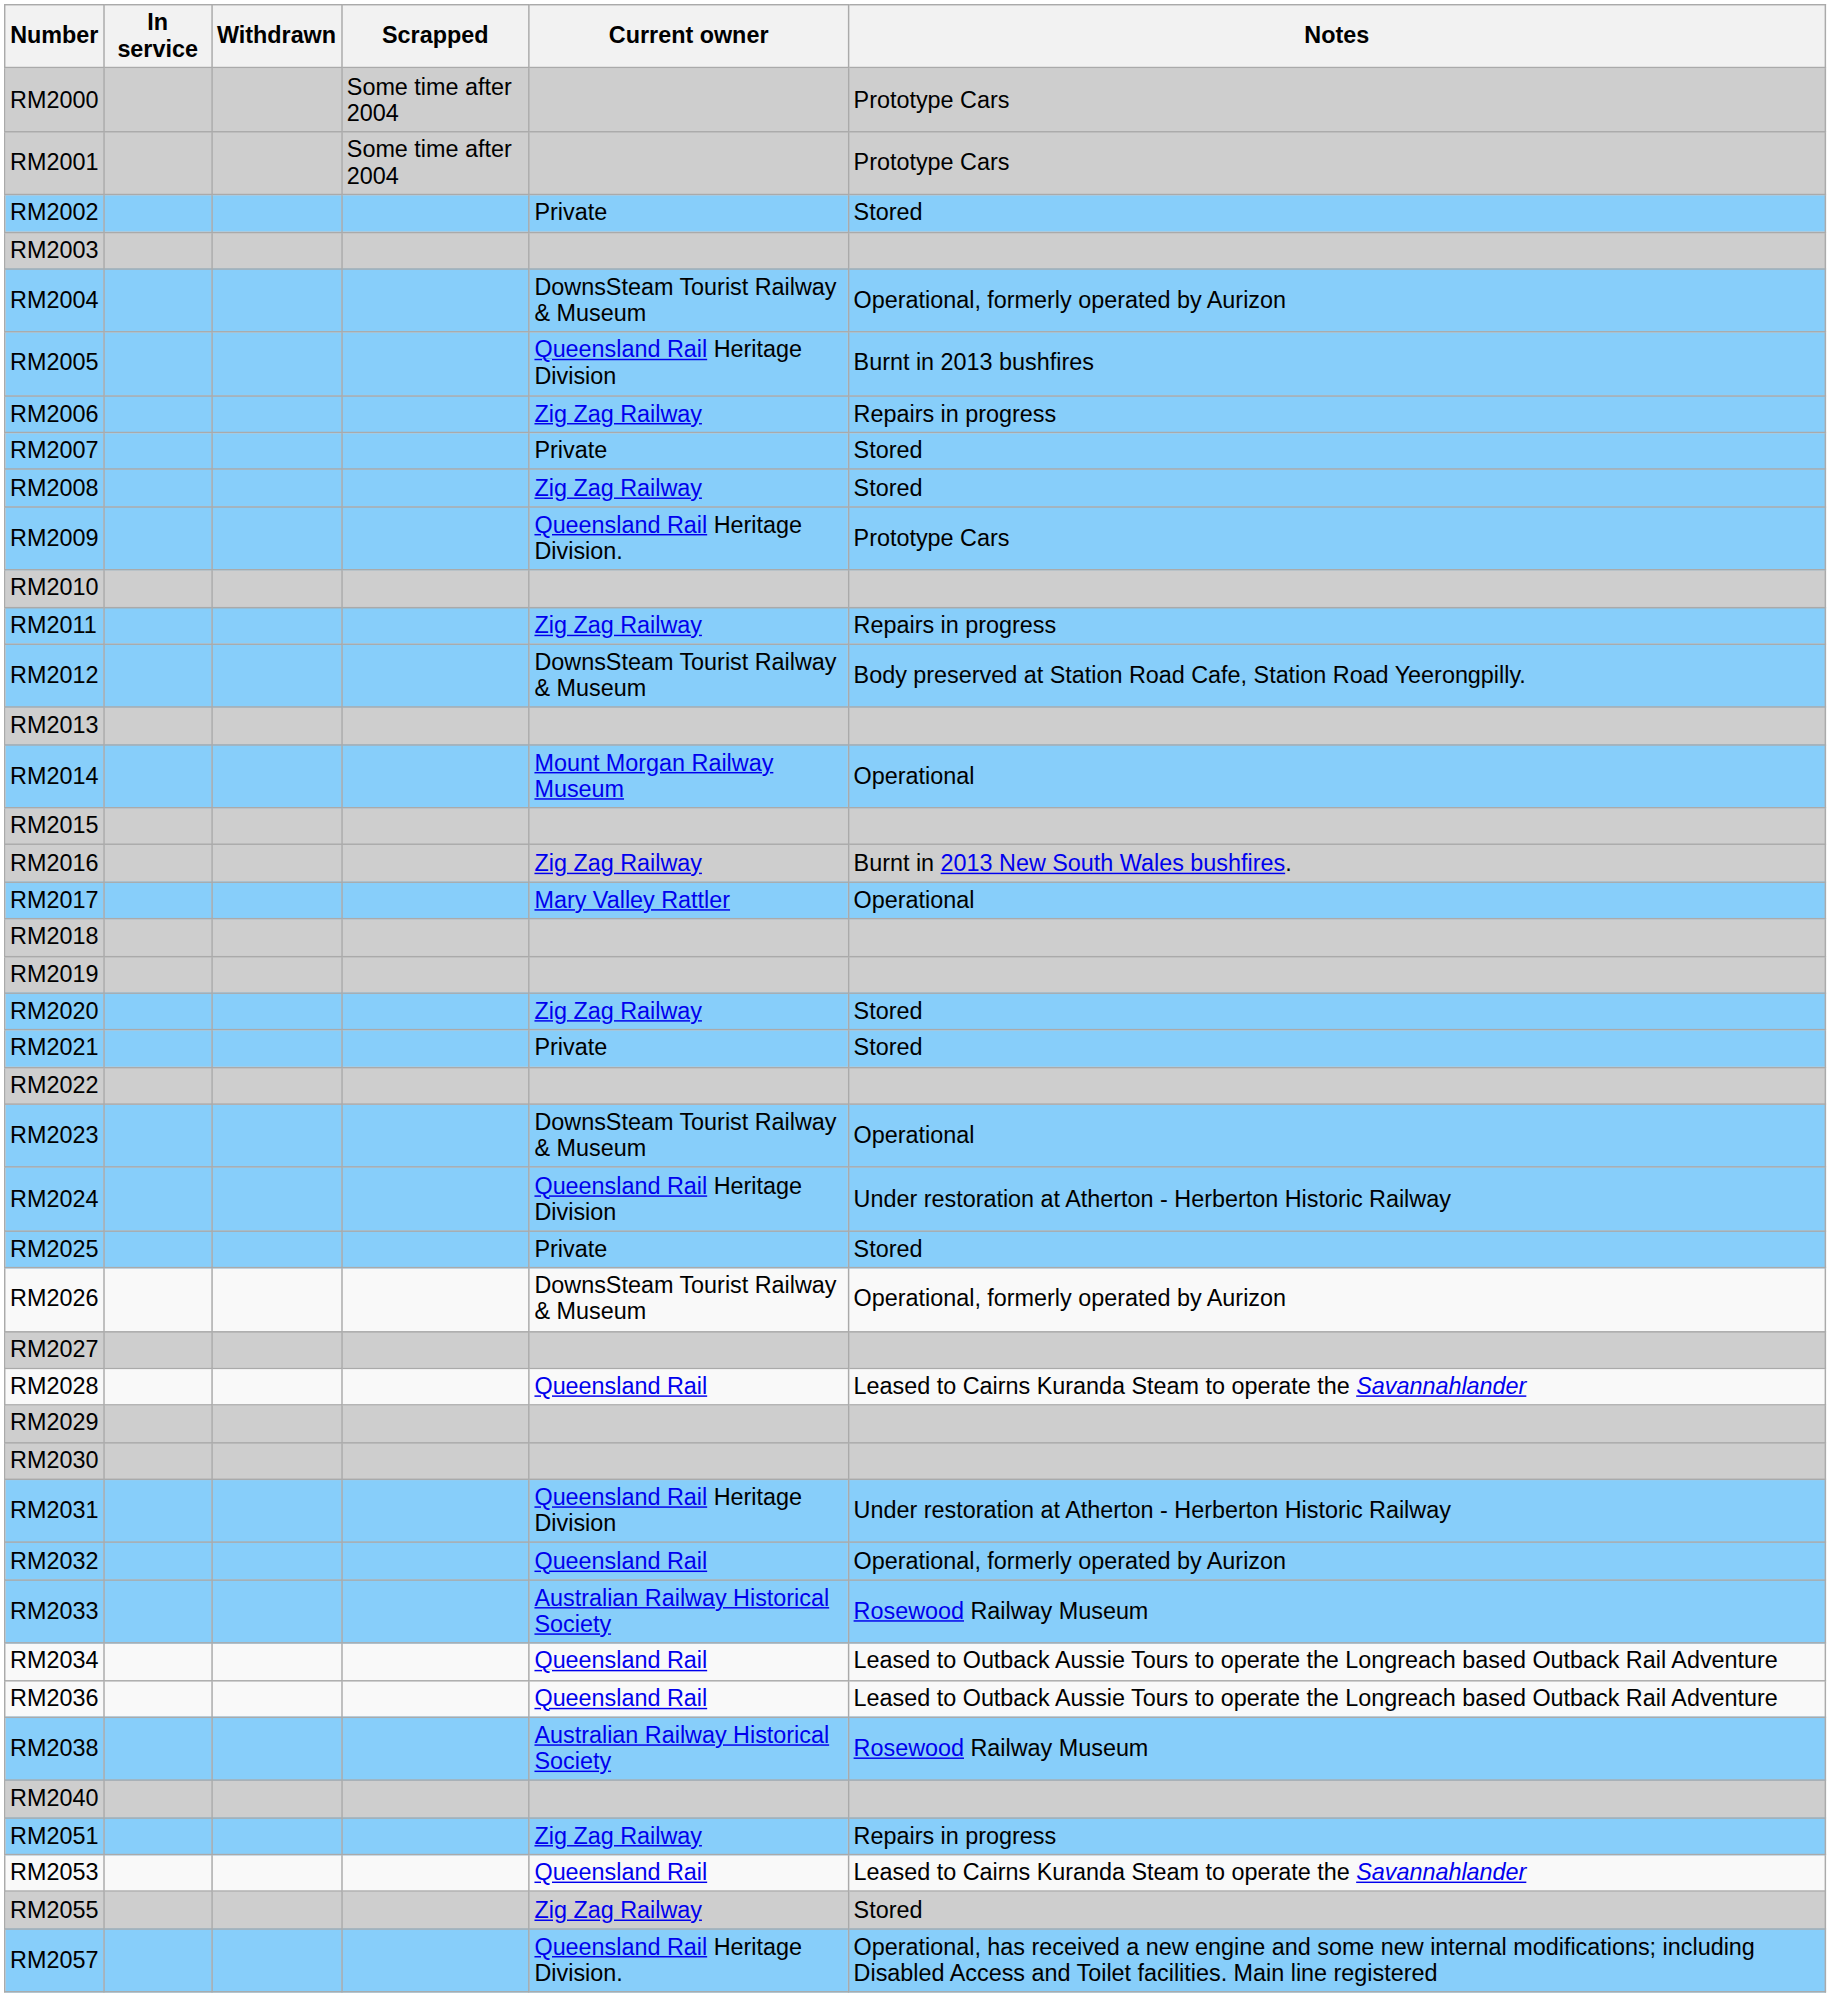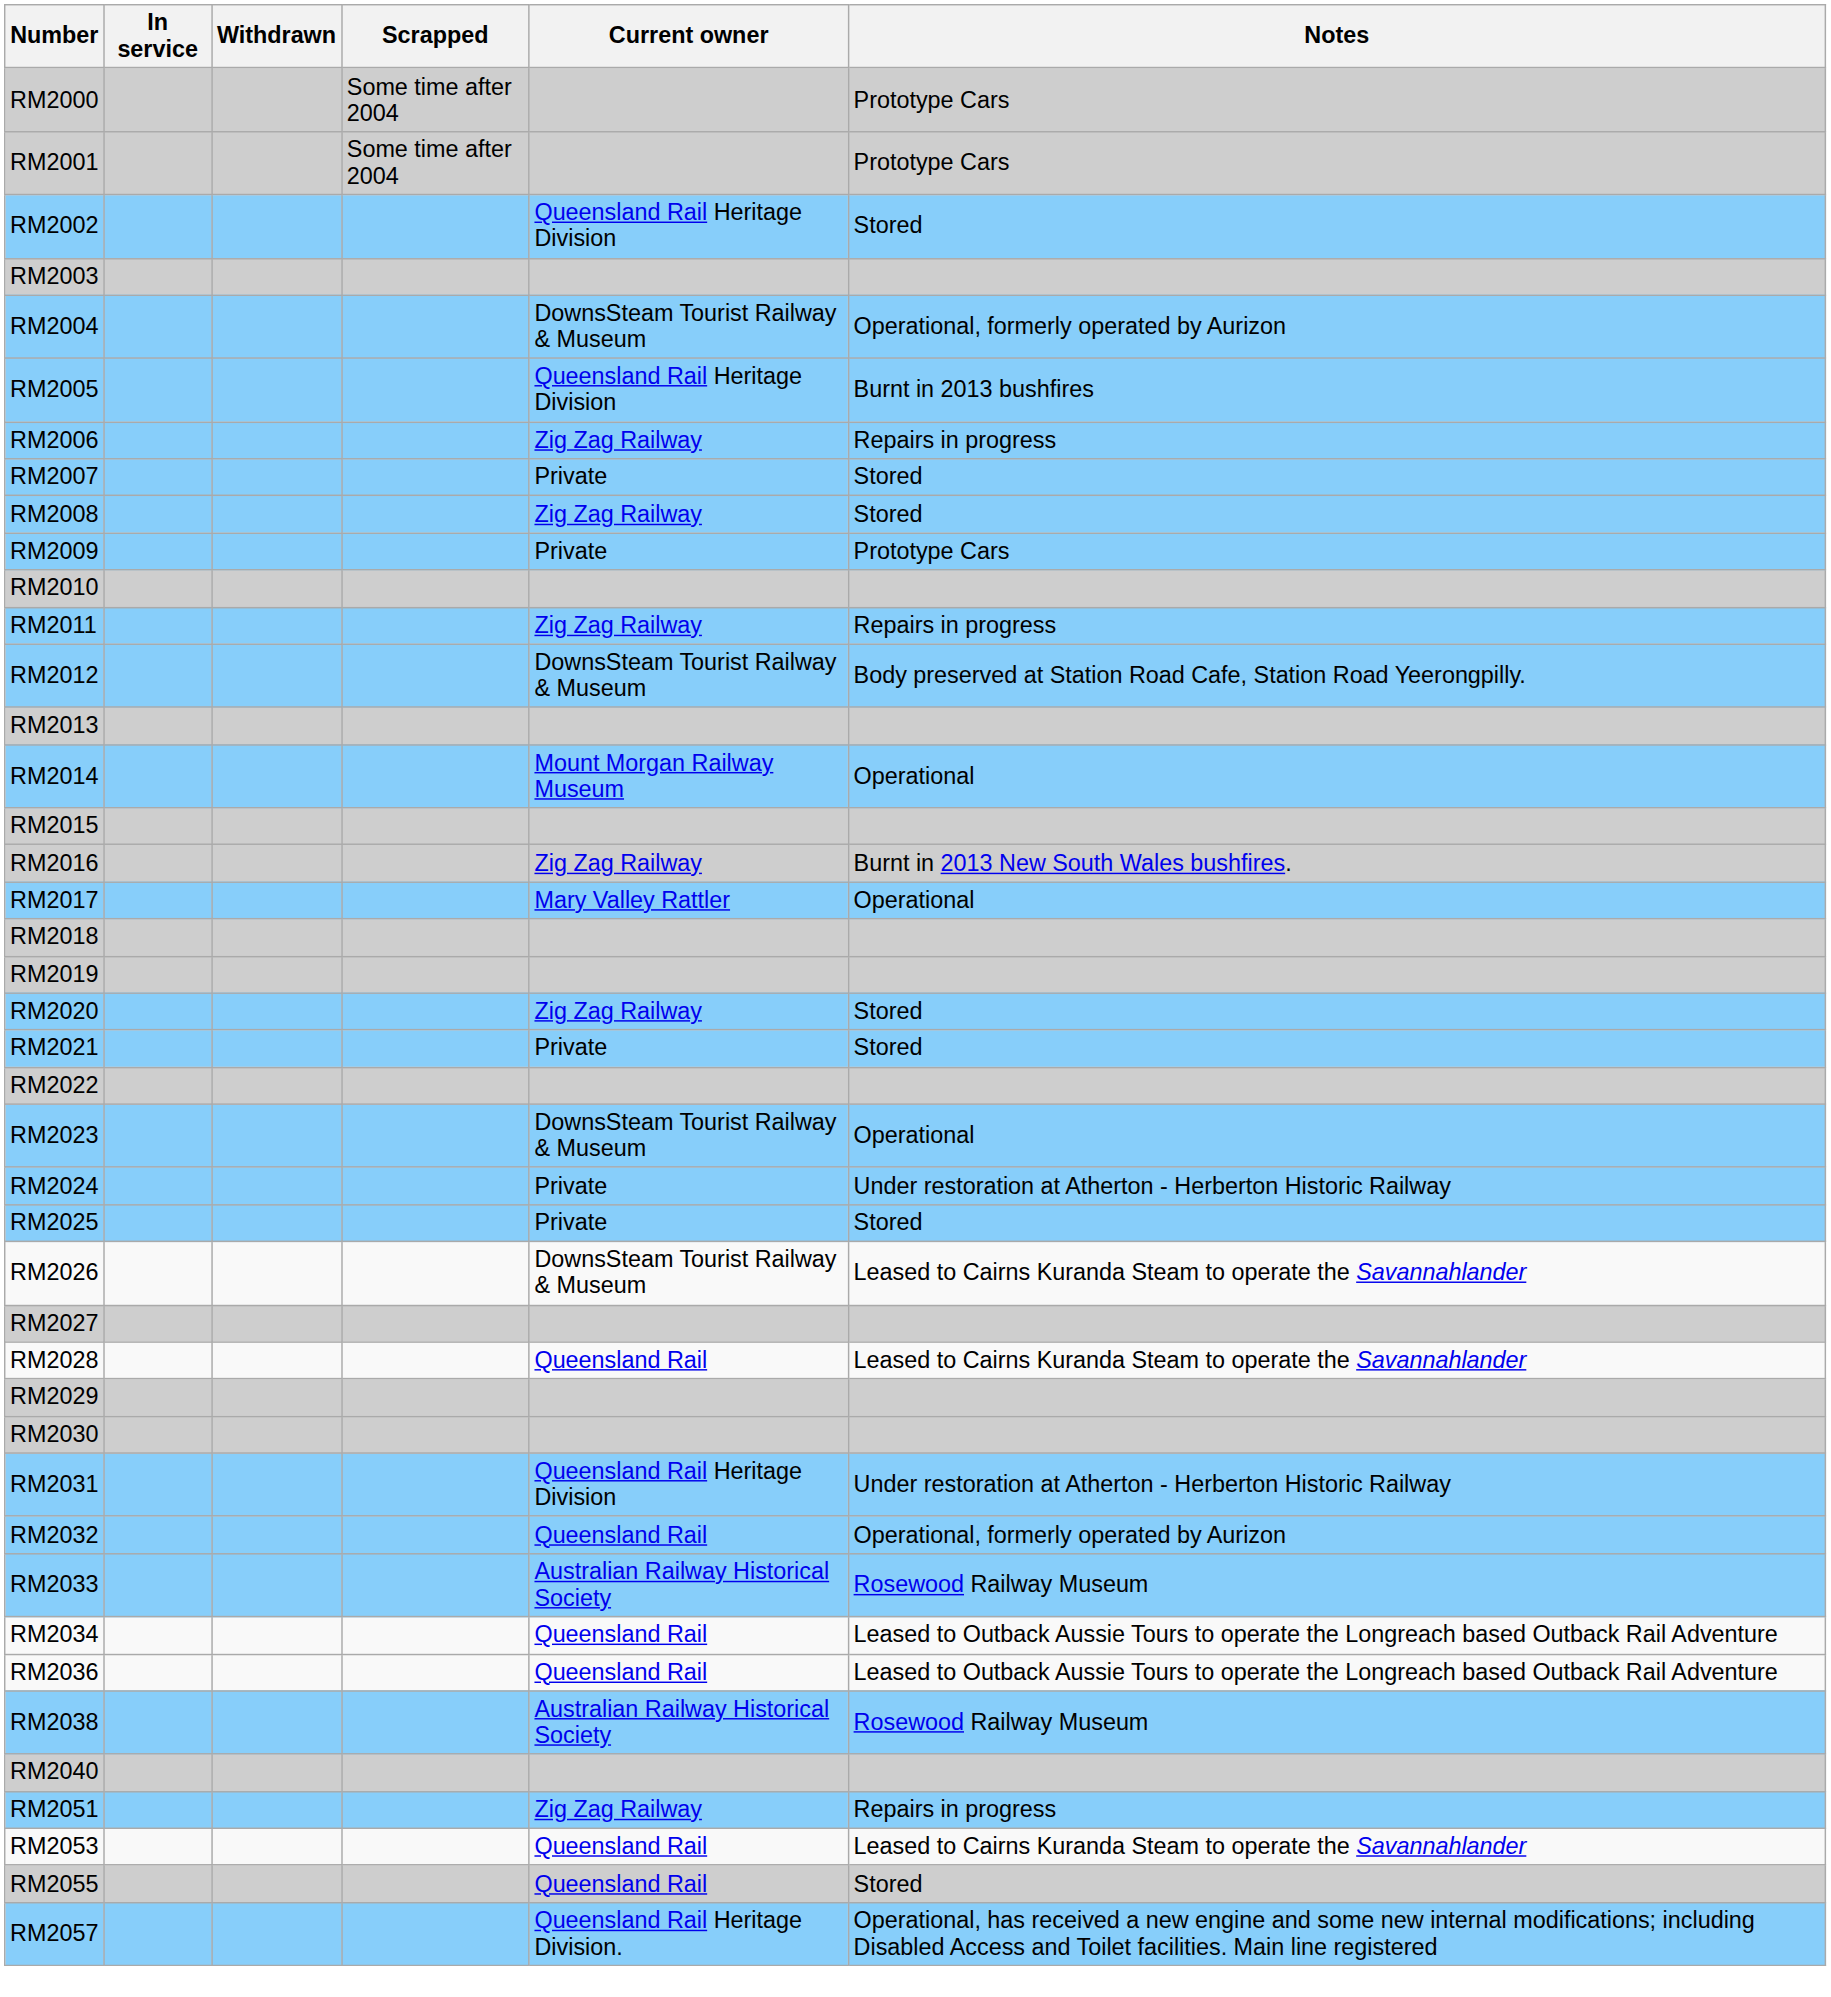(571, 213) Private -> (668, 226) Queensland Rail Heritage Division
(668, 538) Queensland Rail Heritage Division. -> (571, 551) Private
(668, 1198) Queensland Rail Heritage Division -> (571, 1185) Private
(1070, 1299) Operational, formerly operated by Aurizon -> (1190, 1272) Leased to Cairns Kuranda Steam to operate the Savannahlander
(618, 1909) Zig Zag Railway -> (621, 1883) Queensland Rail
